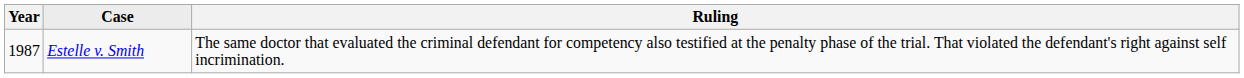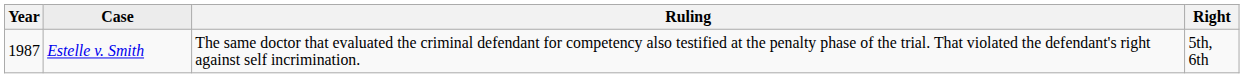+ column: (1212, 17)
